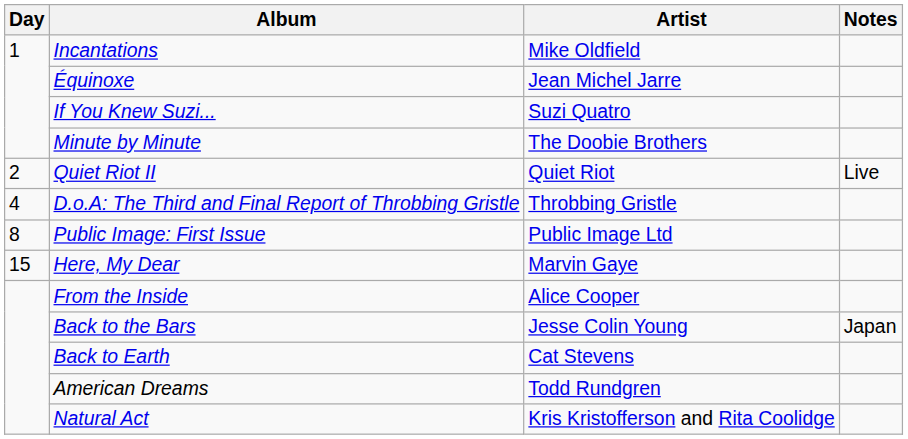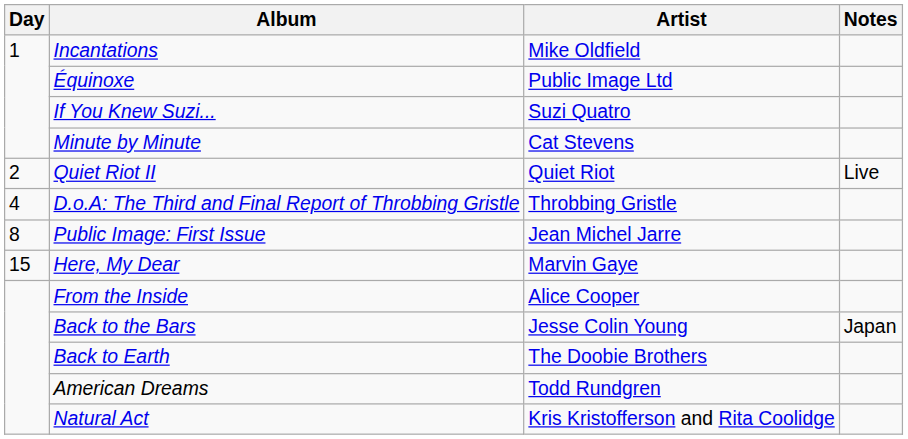(605, 81) Jean Michel Jarre -> (600, 81) Public Image Ltd
(618, 142) The Doobie Brothers -> (581, 142) Cat Stevens
(600, 234) Public Image Ltd -> (605, 234) Jean Michel Jarre
(581, 357) Cat Stevens -> (618, 357) The Doobie Brothers
